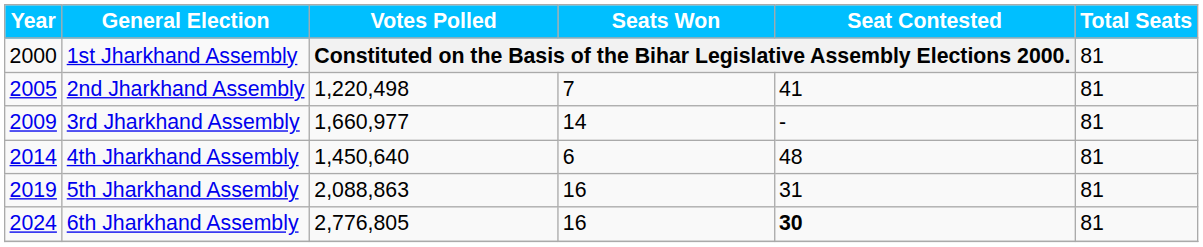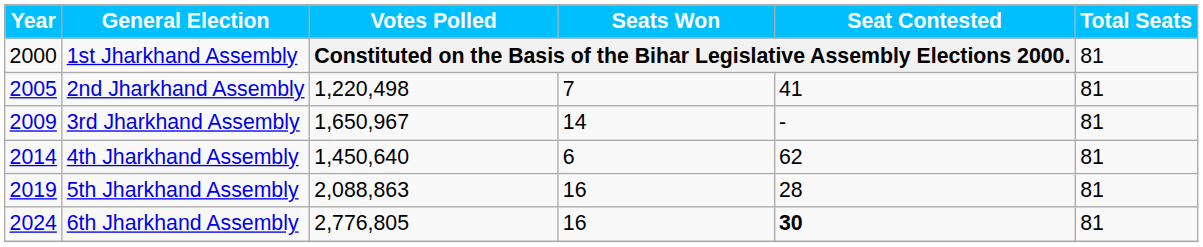(362, 122) 1,660,977 -> (362, 122) 1,650,967
(791, 156) 48 -> (791, 156) 62
(791, 190) 31 -> (791, 190) 28
